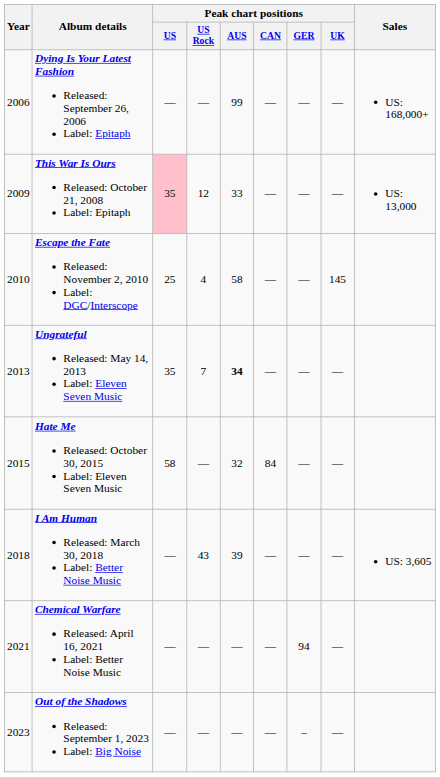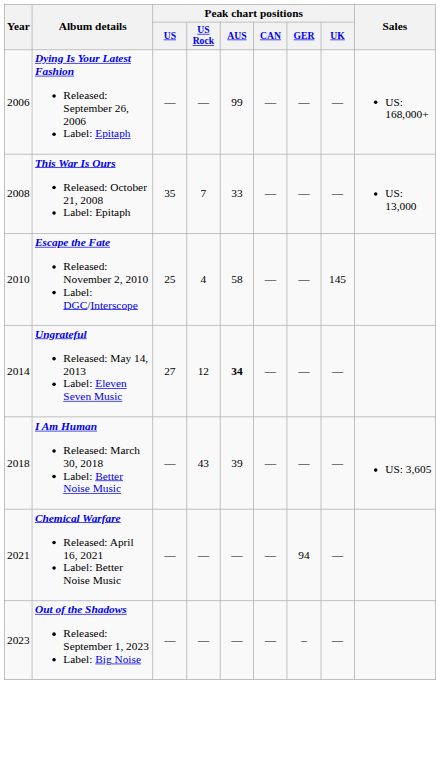(18, 193) 2009 -> (18, 193) 2008
(170, 193) pink background -> (170, 193) no background
(203, 193) 12 -> (203, 193) 7
(18, 371) 2013 -> (18, 371) 2014
(170, 371) 35 -> (170, 371) 27
(203, 371) 7 -> (203, 371) 12
- row: (93, 457)
